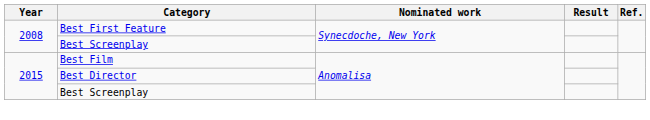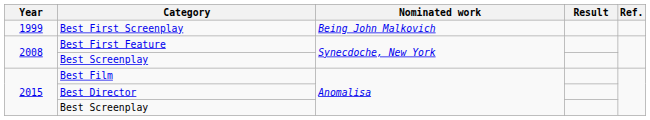+ row: (31, 28)
